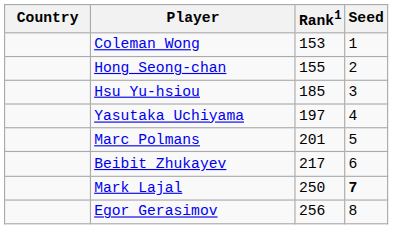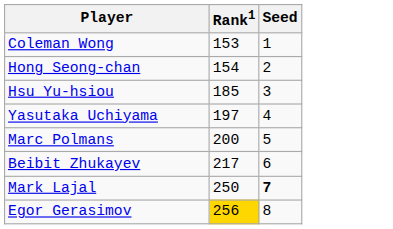- column: (48, 18)
(312, 68) 155 -> (226, 68) 154
(312, 140) 201 -> (226, 140) 200
(312, 212) no background -> (226, 212) gold background
